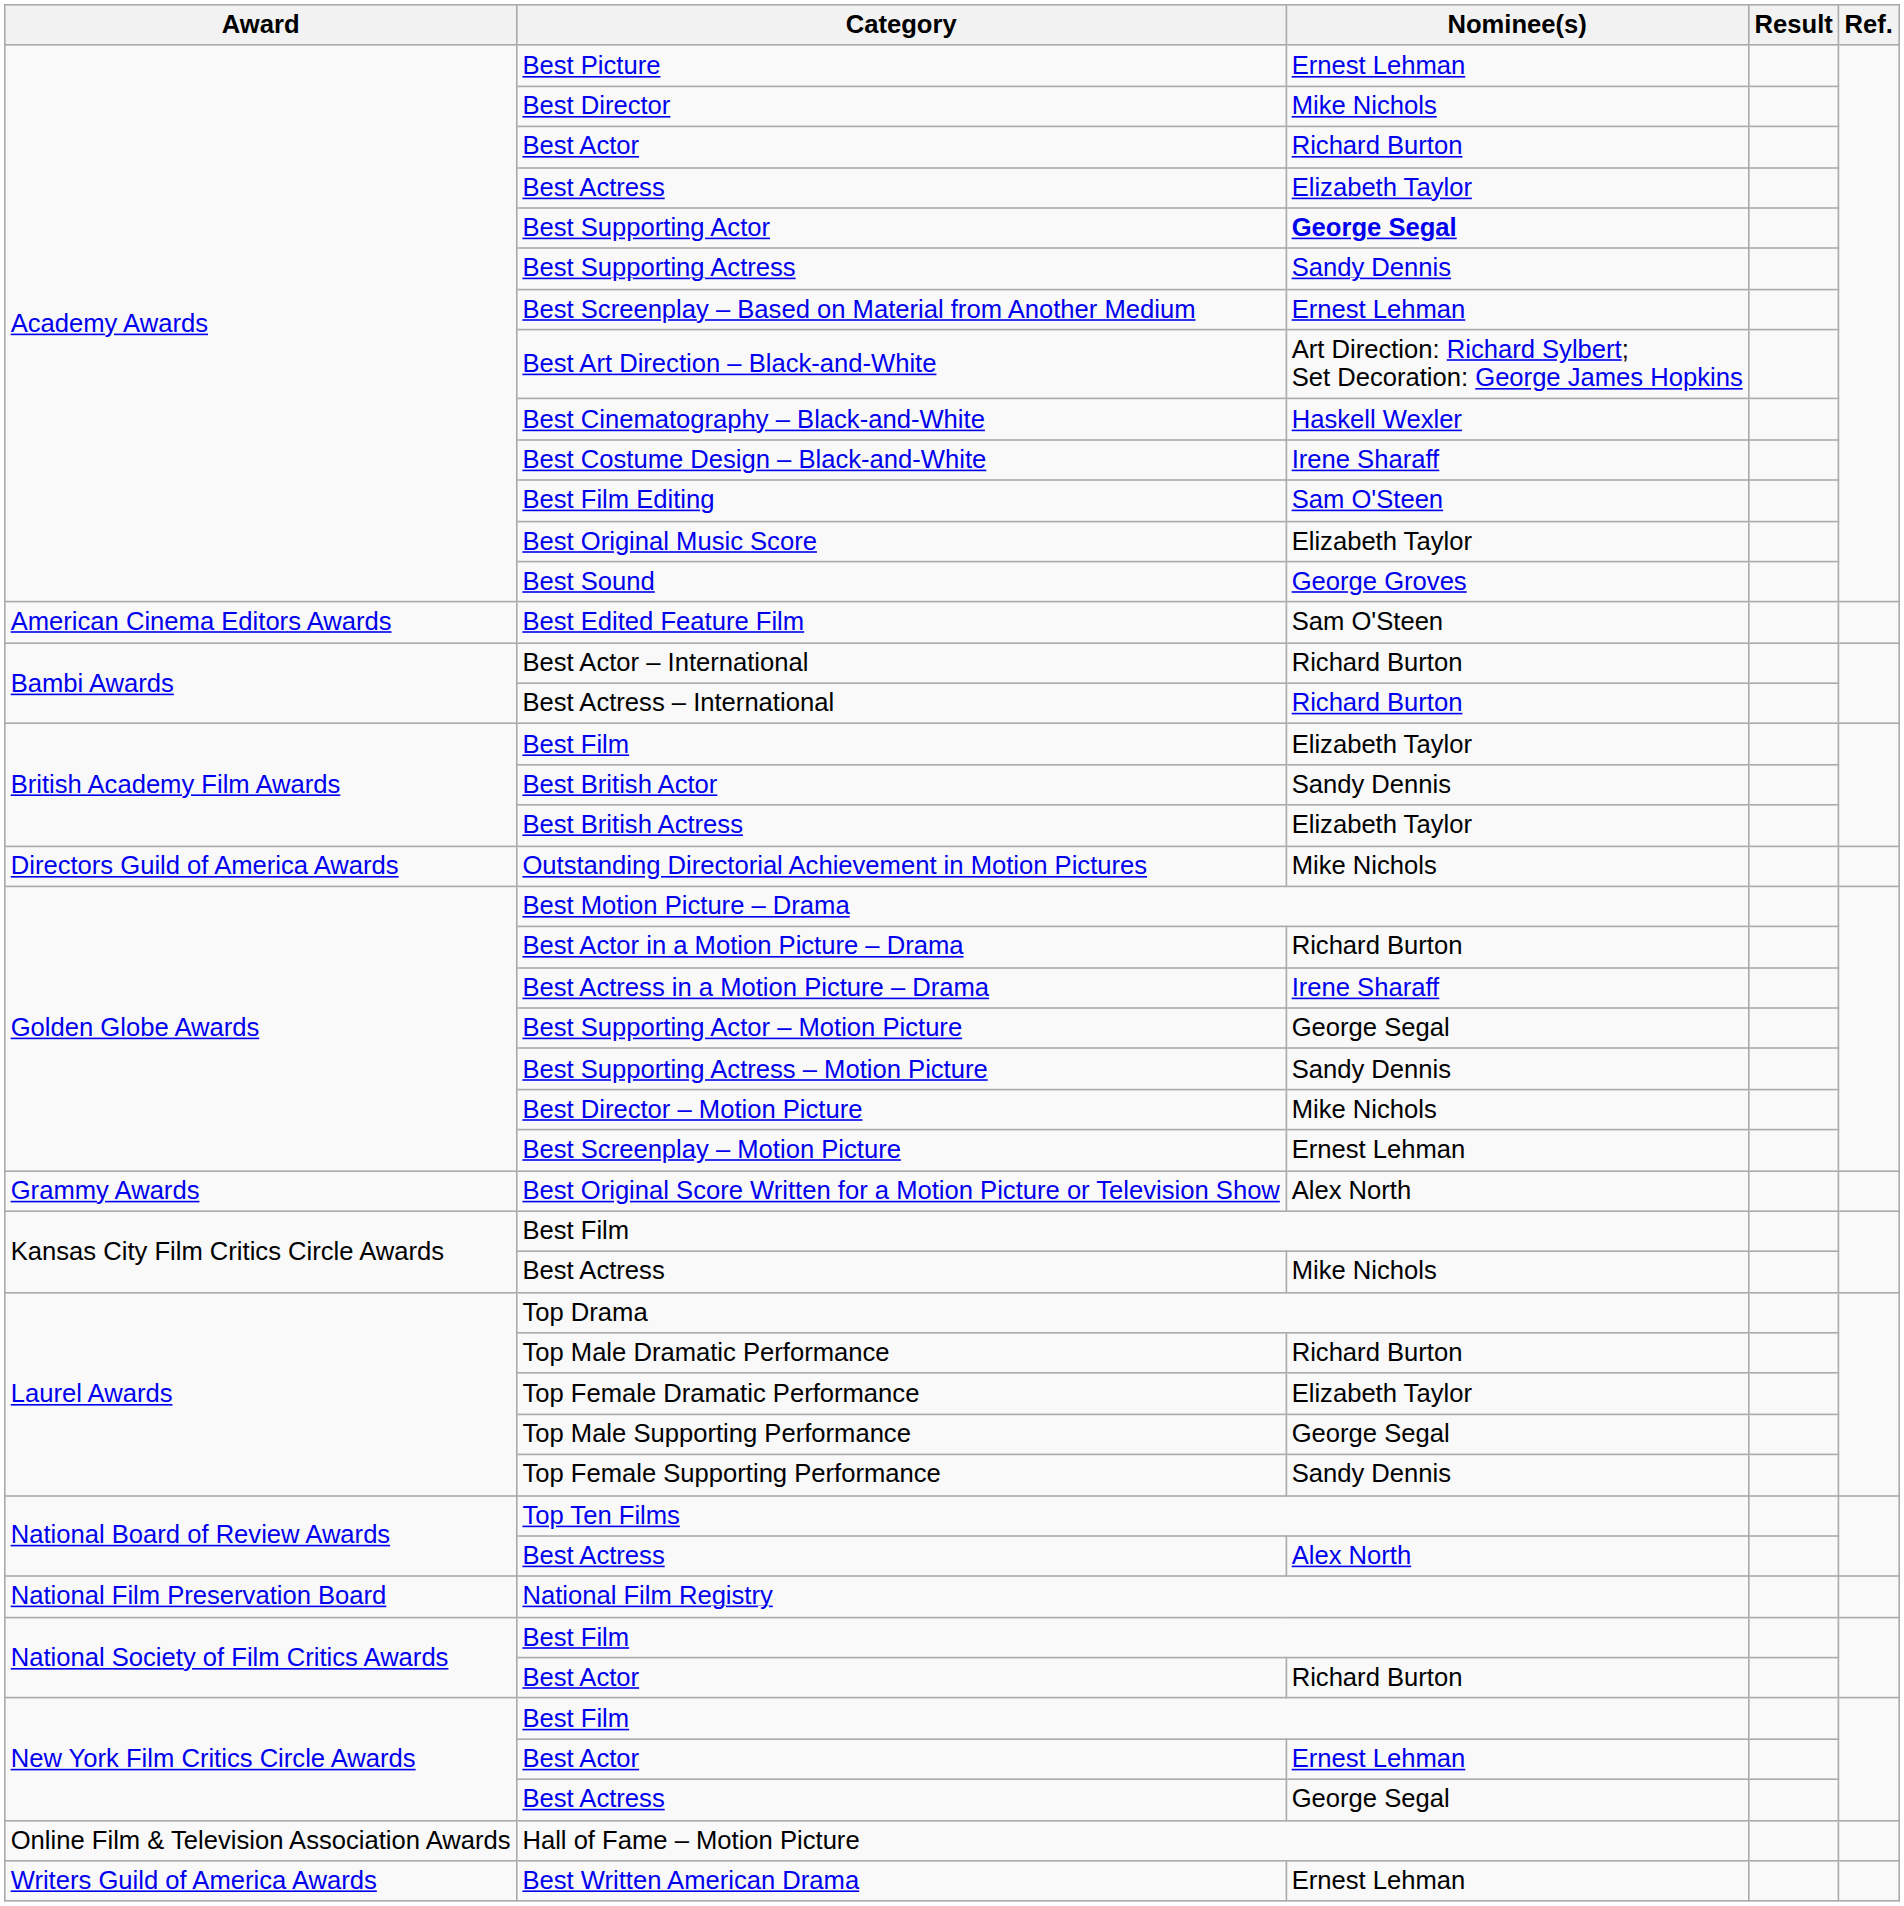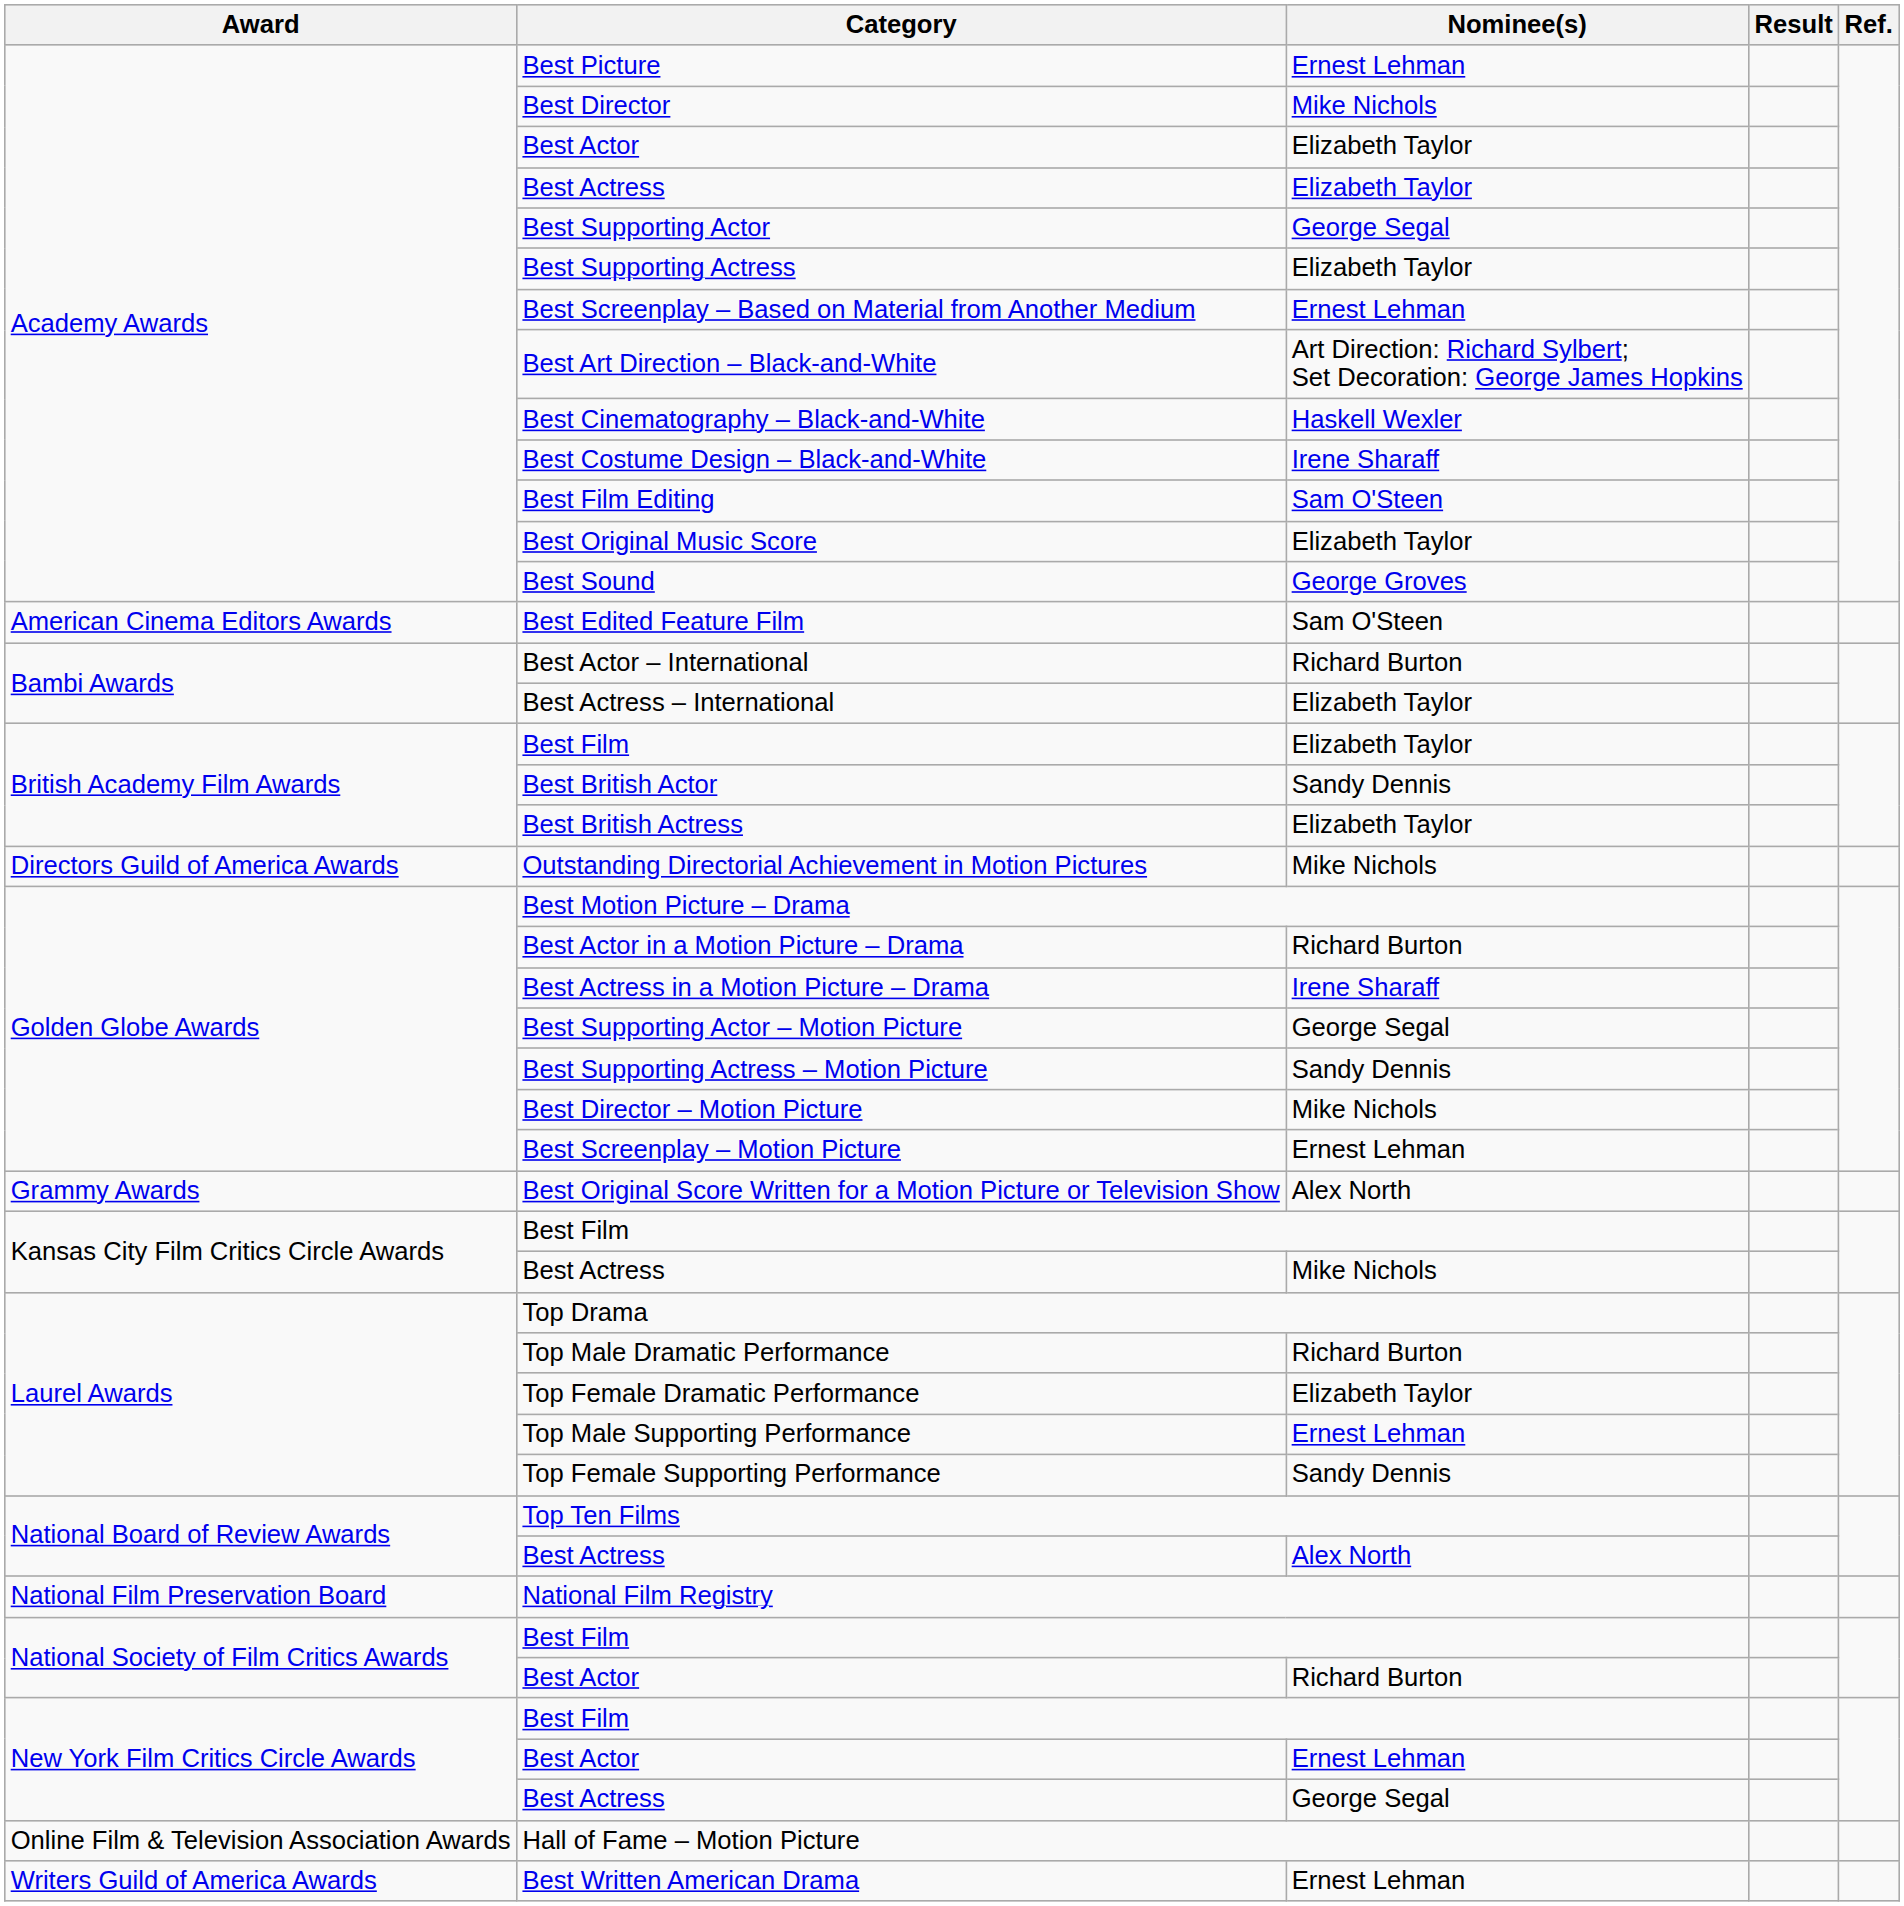(1377, 146) Richard Burton -> (1382, 146) Elizabeth Taylor
(1374, 227) bold -> (1371, 227) normal
(1371, 268) Sandy Dennis -> (1382, 268) Elizabeth Taylor
(1377, 703) Richard Burton -> (1382, 703) Elizabeth Taylor
(1371, 1434) George Segal -> (1378, 1434) Ernest Lehman
